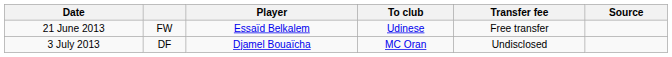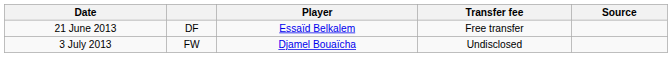- column: (406, 12)
(165, 28) FW -> (192, 28) DF
(165, 44) DF -> (192, 44) FW
